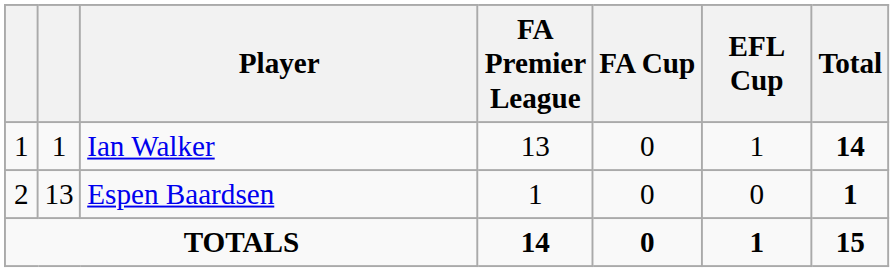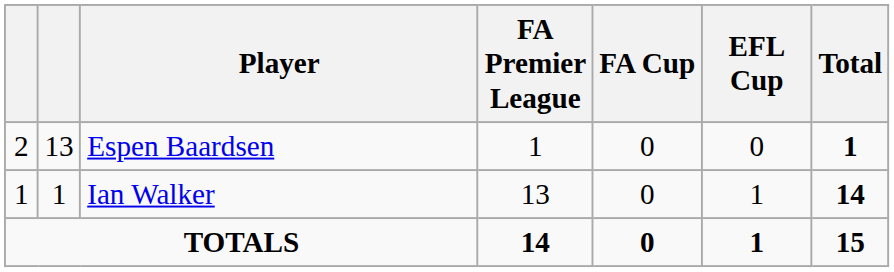rows swapped: (151, 145) <-> (181, 194)
